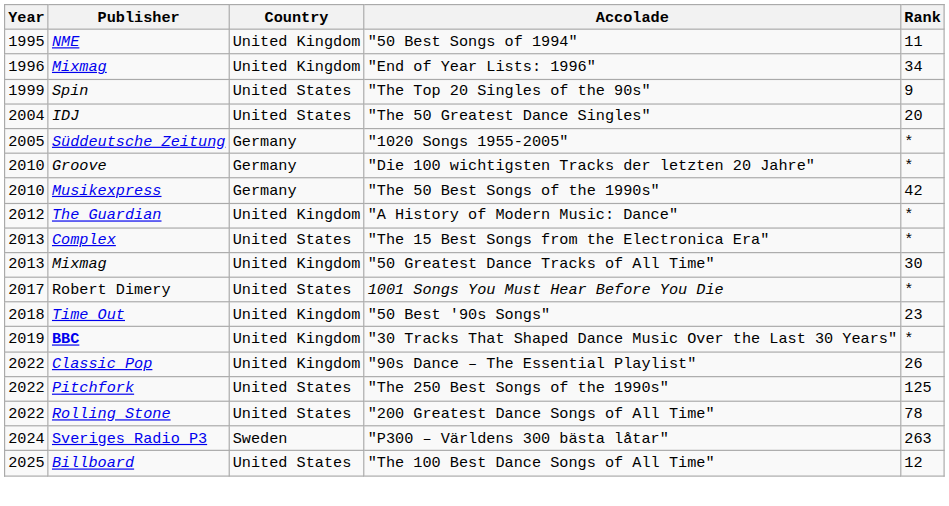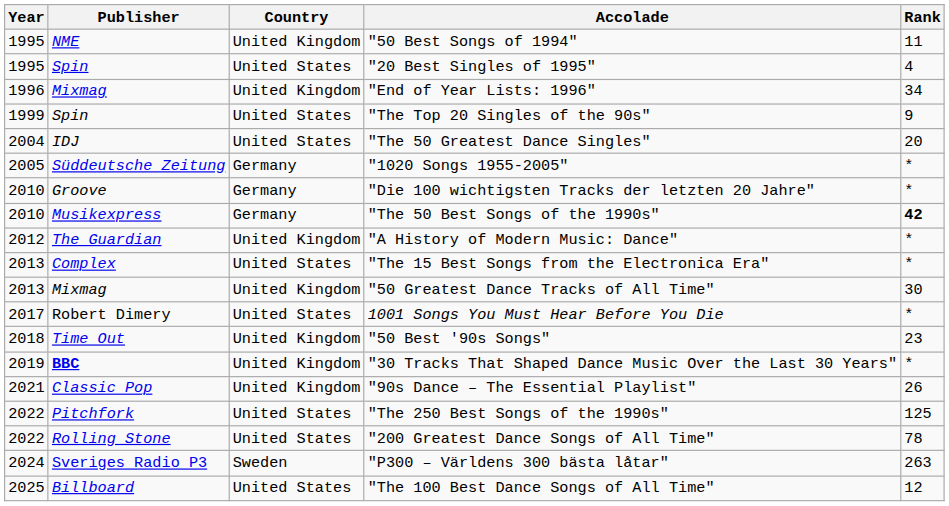+ row: (482, 67)
(913, 191) normal -> (913, 215) bold
(26, 364) 2022 -> (26, 389) 2021
